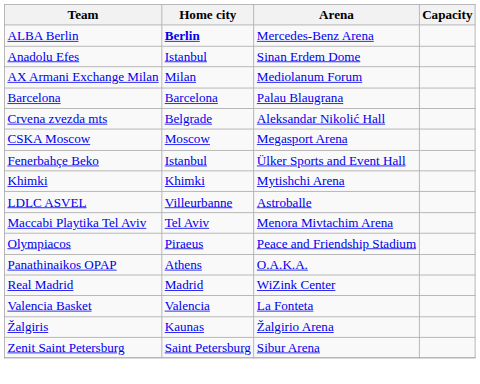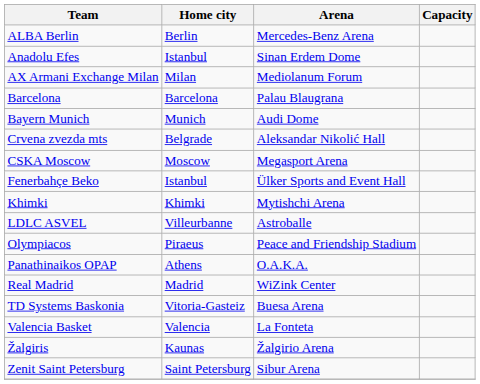(182, 35) bold -> (181, 35) normal
+ row: (48, 118)
- row: (77, 222)
+ row: (66, 306)
